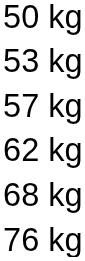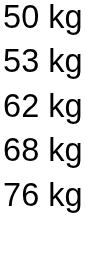- row: (43, 106)
